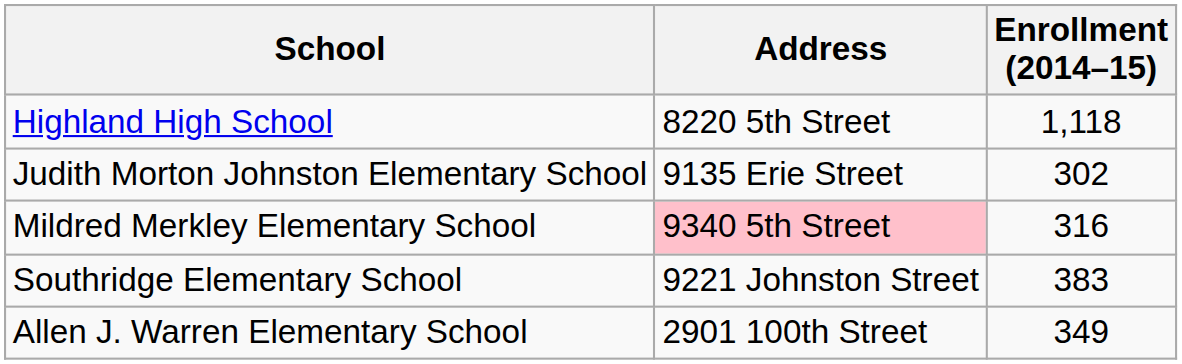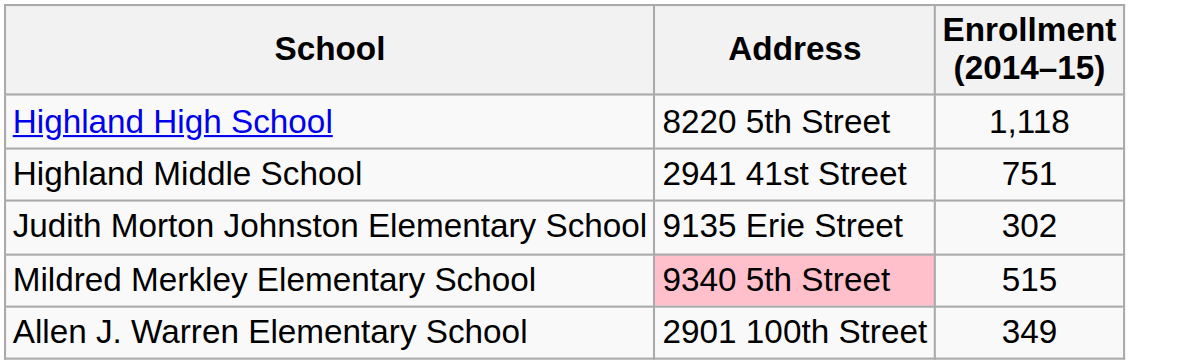+ row: (188, 173)
(1081, 226) 316 -> (1029, 279) 515
- row: (237, 279)
